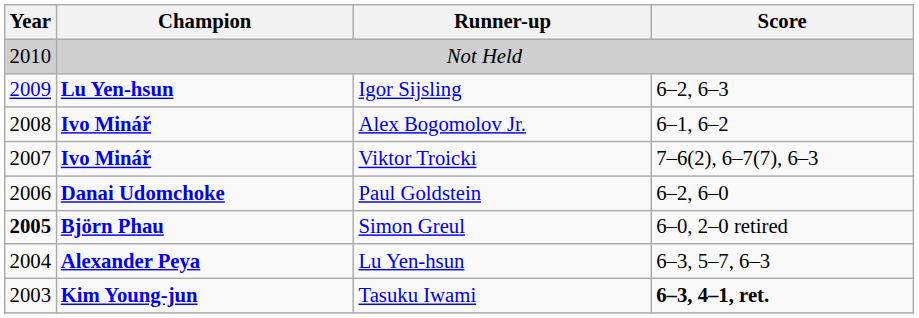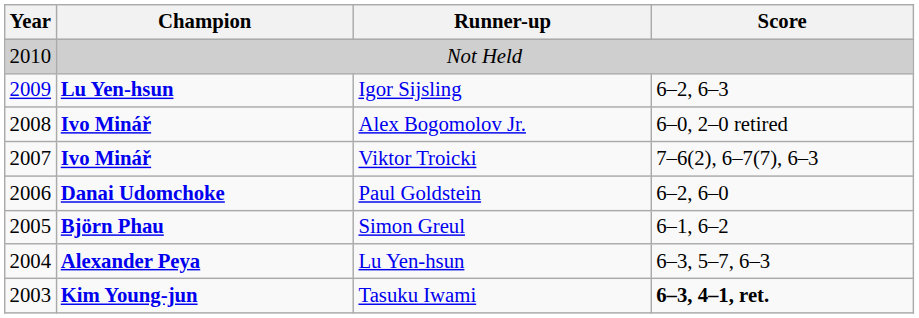(692, 124) 6–1, 6–2 -> (722, 124) 6–0, 2–0 retired
(30, 227) bold -> (30, 227) normal
(722, 227) 6–0, 2–0 retired -> (692, 227) 6–1, 6–2
